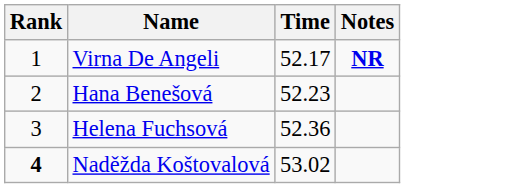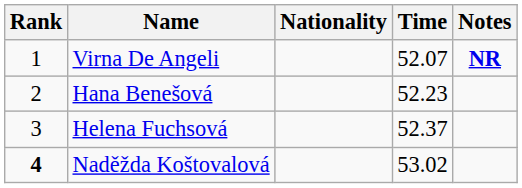+ column: (334, 22)
(305, 57) 52.17 -> (423, 57) 52.07
(305, 128) 52.36 -> (423, 128) 52.37
